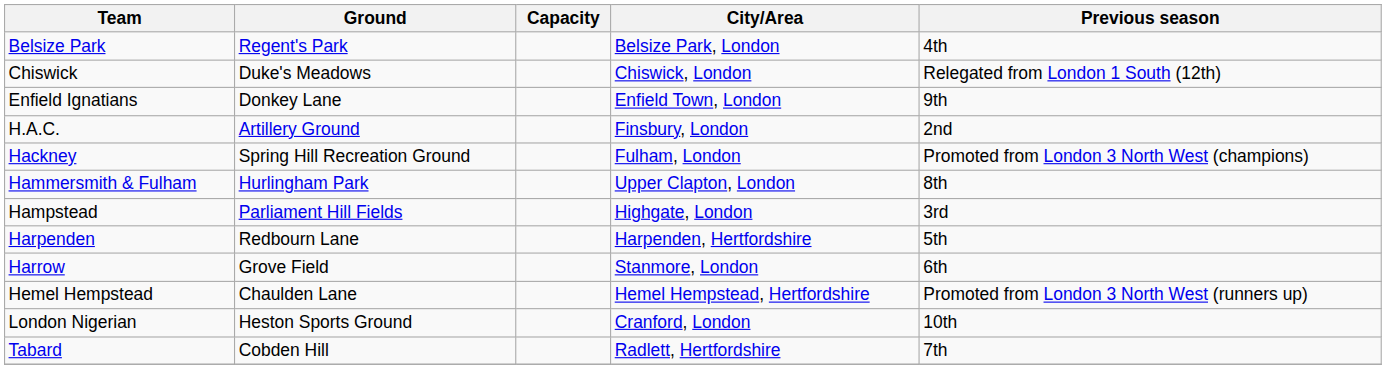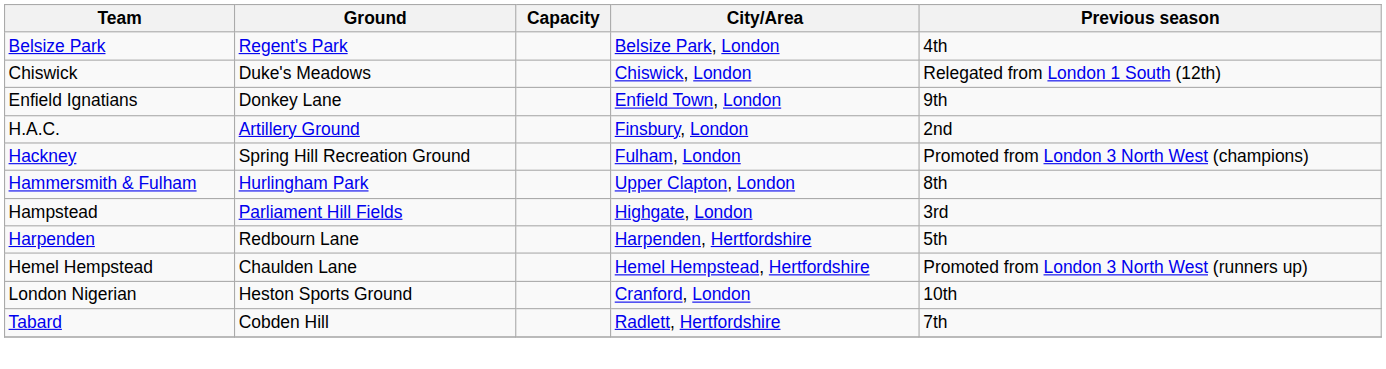- row: (37, 267)
